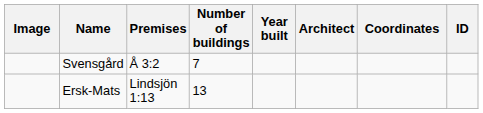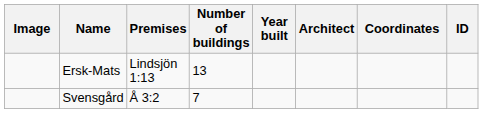rows swapped: (91, 91) <-> (93, 63)
